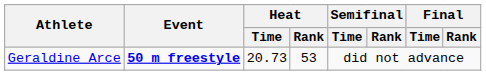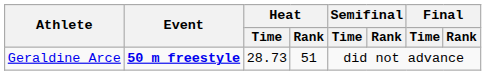(267, 58) 20.73 -> (267, 58) 28.73
(309, 58) 53 -> (309, 58) 51
